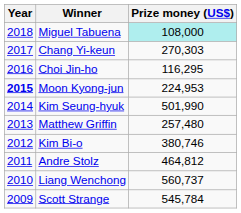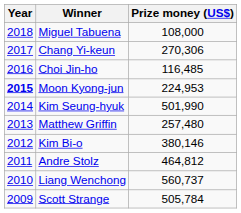(183, 32) paleturquoise background -> (183, 32) no background
(183, 50) 270,303 -> (183, 50) 270,306
(183, 69) 116,295 -> (183, 69) 116,485
(183, 143) 380,746 -> (183, 143) 380,146
(183, 198) 545,784 -> (183, 198) 505,784
